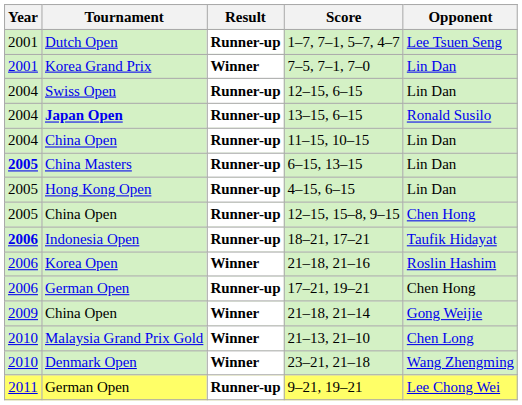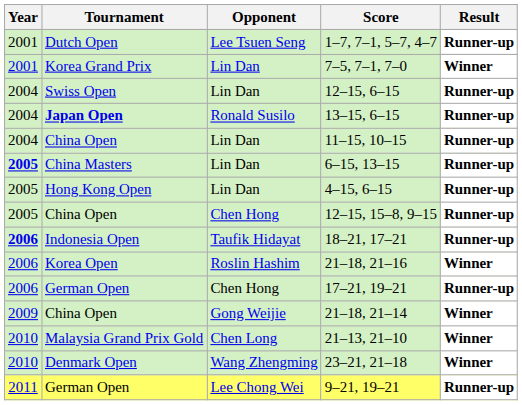columns swapped: (460, 17) <-> (245, 17)
